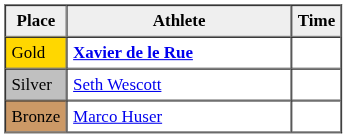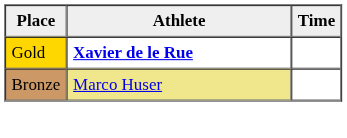- row: (32, 84)
(118, 116) no background -> (118, 84) khaki background
